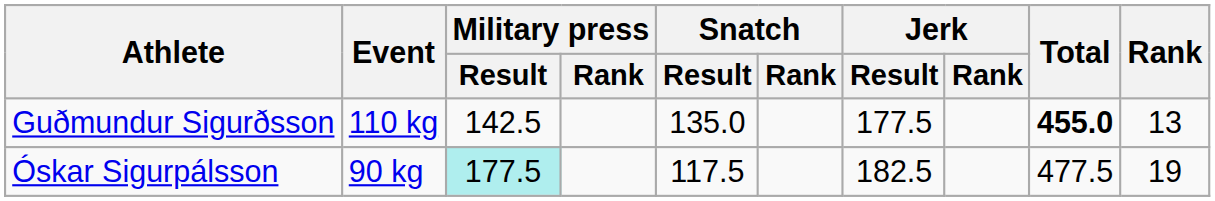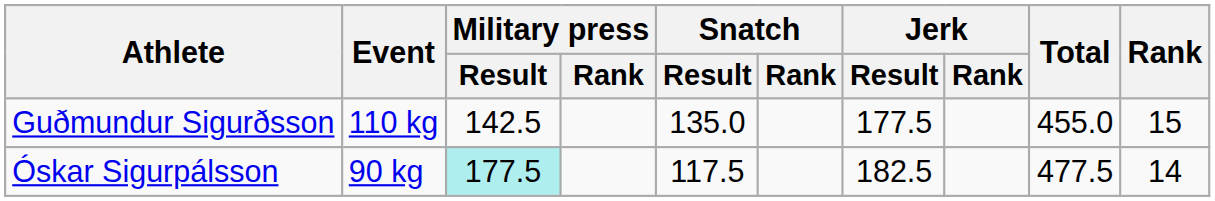(1075, 123) bold -> (1075, 123) normal
(1165, 123) 13 -> (1165, 123) 15
(1165, 172) 19 -> (1165, 172) 14
